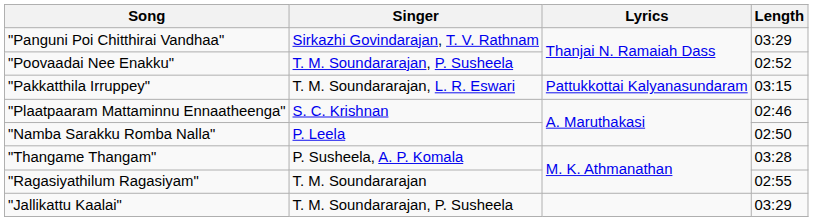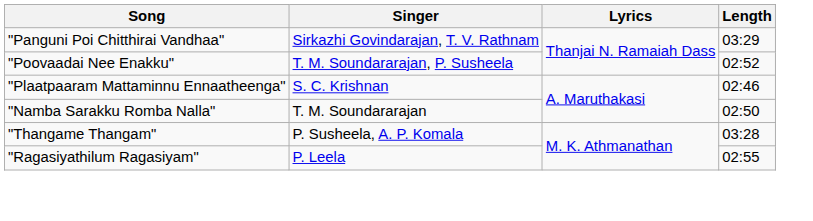- row: (79, 87)
(319, 134) P. Leela -> (360, 110) T. M. Soundararajan
(360, 181) T. M. Soundararajan -> (319, 157) P. Leela
- row: (65, 205)
